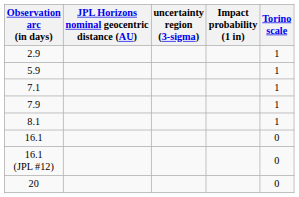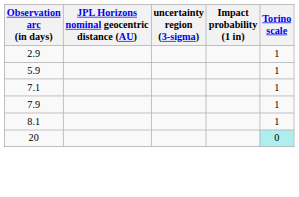- row: (34, 138)
- row: (34, 161)
(277, 184) no background -> (277, 138) paleturquoise background
